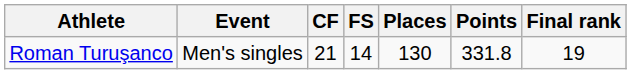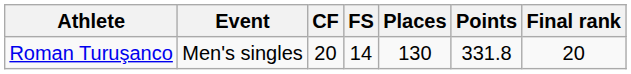(325, 53) 21 -> (325, 53) 20
(574, 53) 19 -> (574, 53) 20
